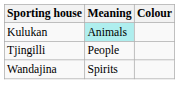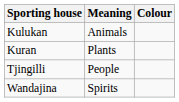(107, 32) paleturquoise background -> (107, 32) no background
+ row: (22, 50)
